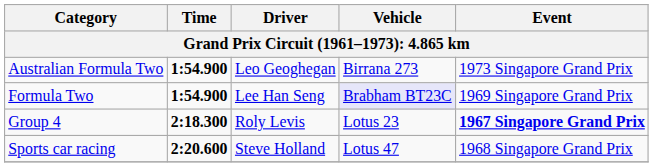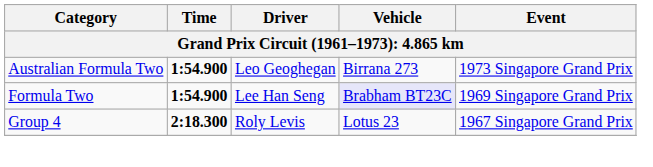(552, 122) bold -> (546, 122) normal
- row: (62, 148)
